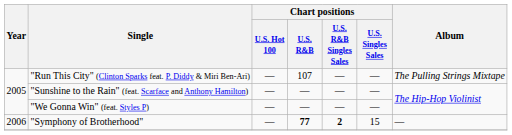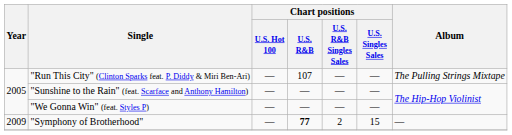(16, 122) 2006 -> (16, 122) 2009
(340, 122) bold -> (340, 122) normal
